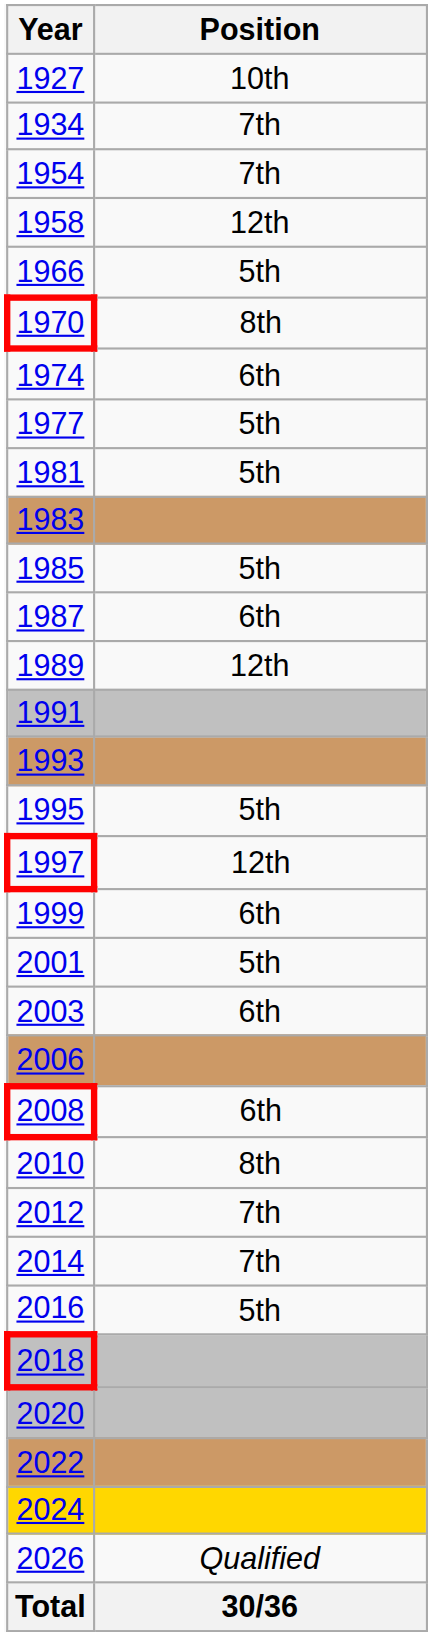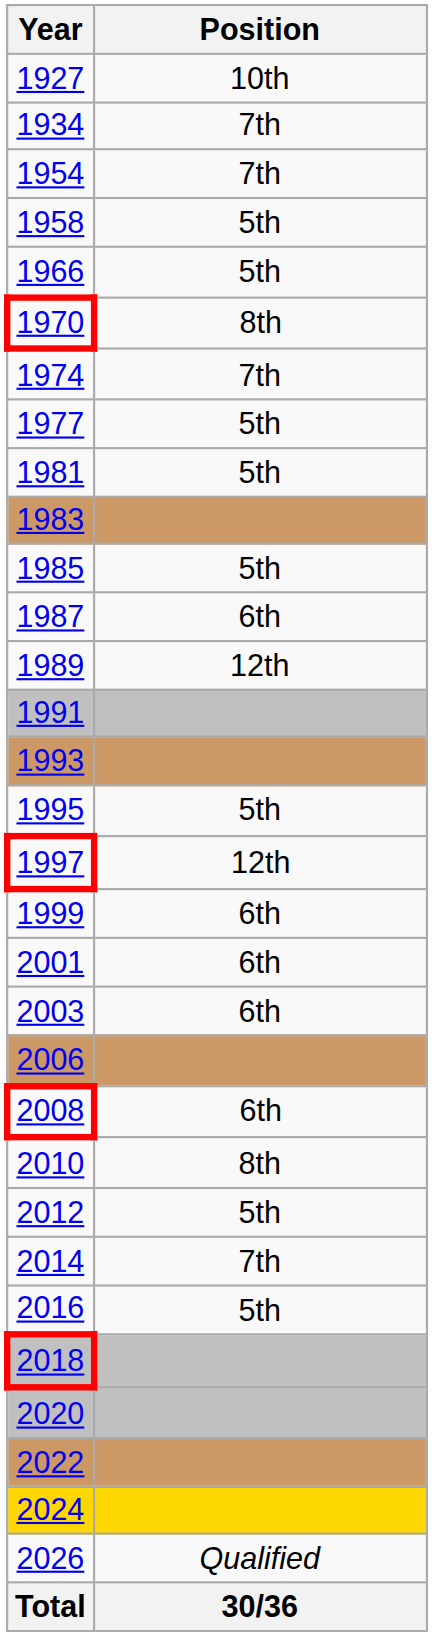(260, 222) 12th -> (260, 222) 5th
(260, 375) 6th -> (260, 375) 7th
(260, 963) 5th -> (260, 963) 6th
(260, 1213) 7th -> (260, 1213) 5th
